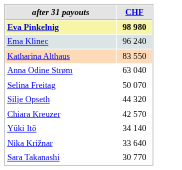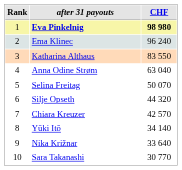+ column: (17, 12)
